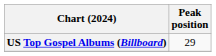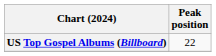(190, 42) 29 -> (190, 42) 22
